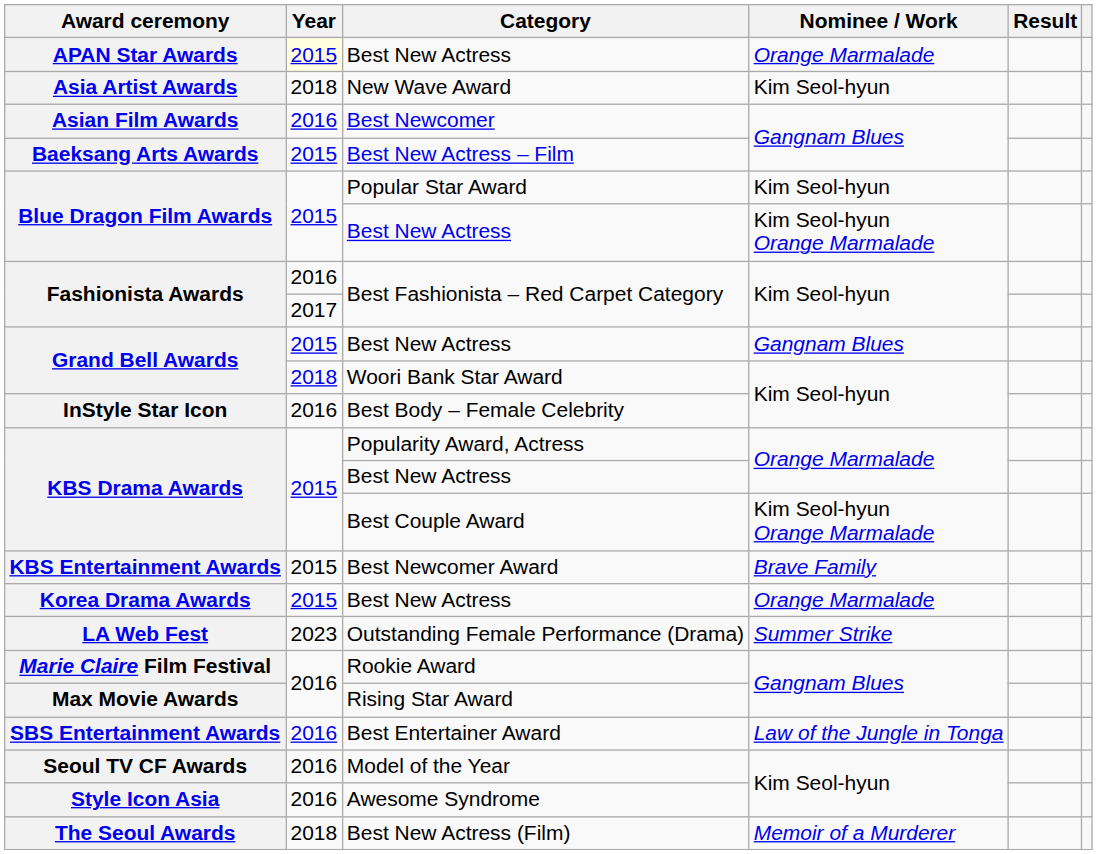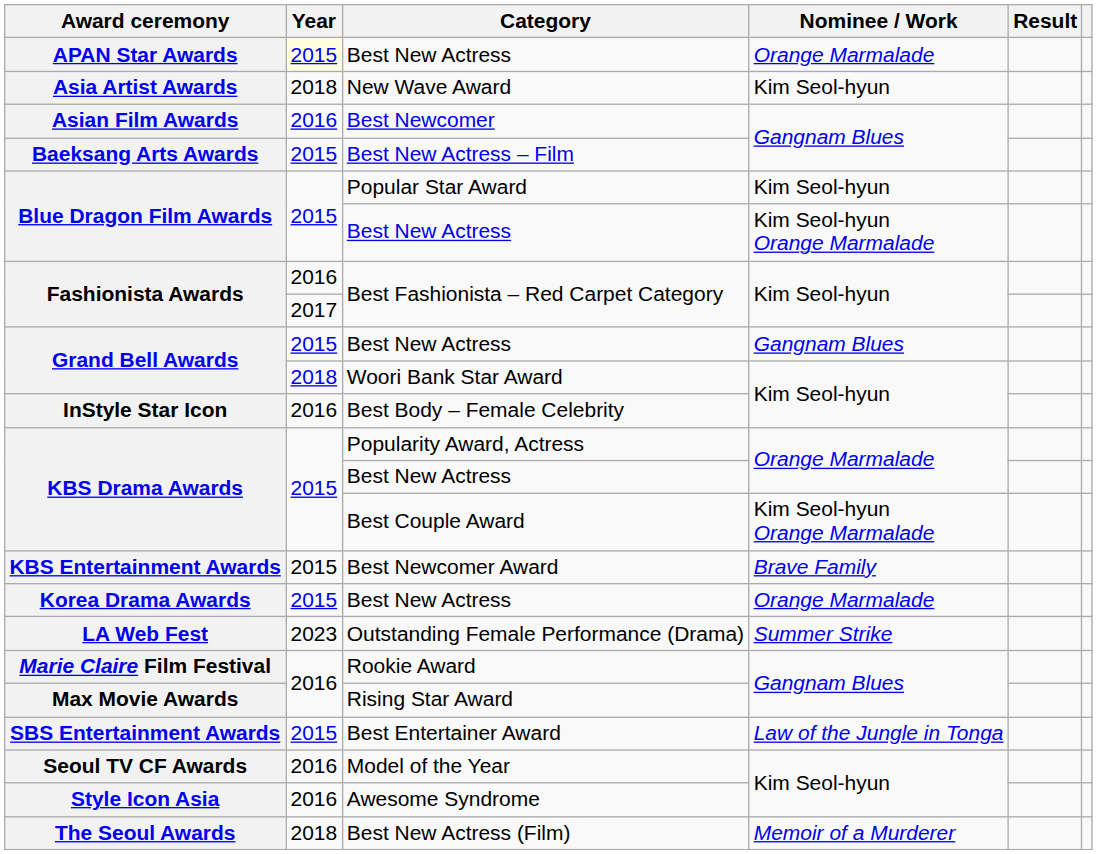(314, 733) 2016 -> (314, 733) 2015
